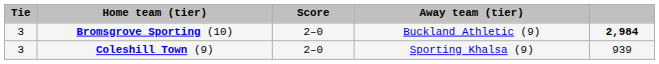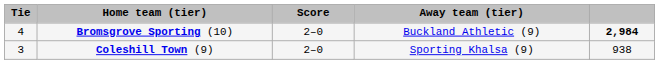(21, 32) 3 -> (21, 32) 4
(622, 50) 939 -> (622, 50) 938
